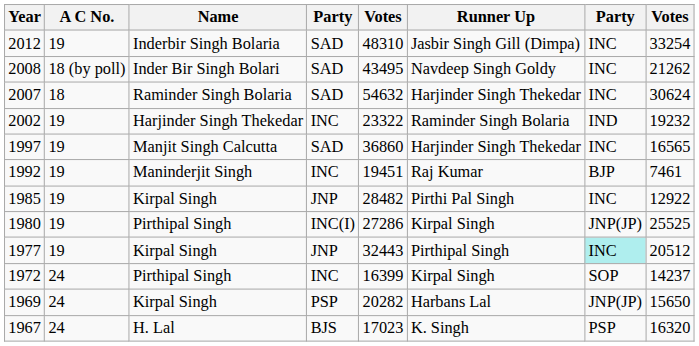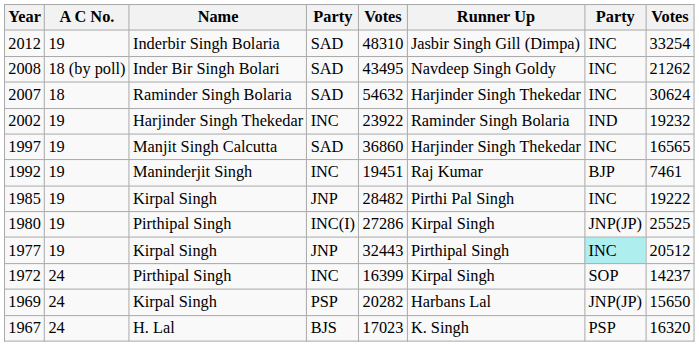(383, 120) 23322 -> (383, 120) 23922
(670, 198) 12922 -> (670, 198) 19222
